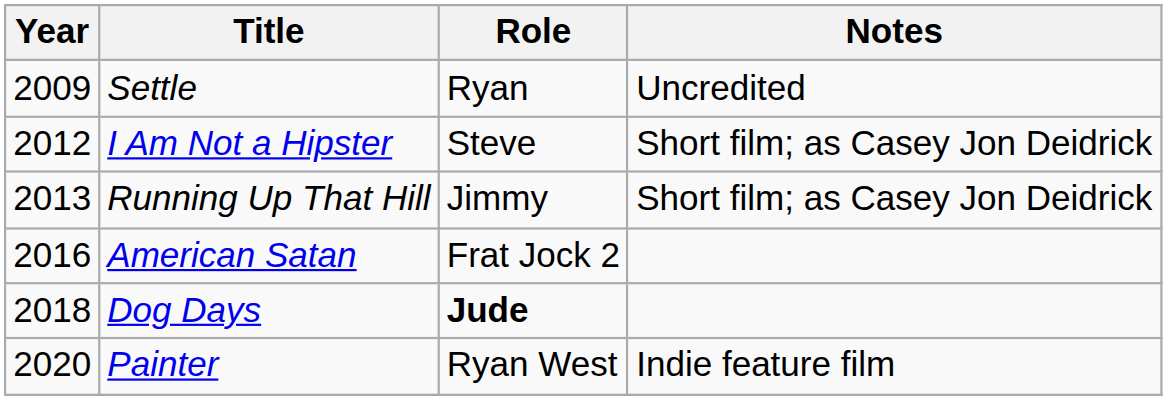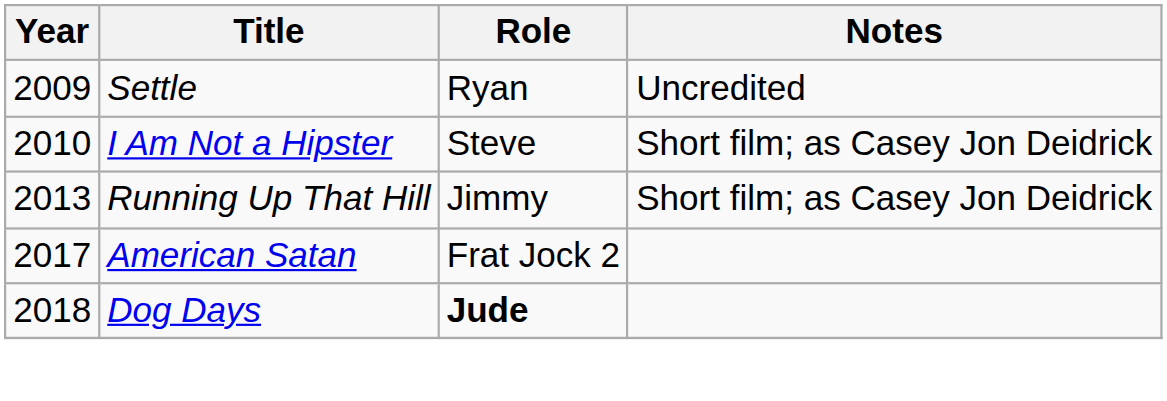(52, 143) 2012 -> (52, 143) 2010
(52, 254) 2016 -> (52, 254) 2017
- row: (163, 365)
